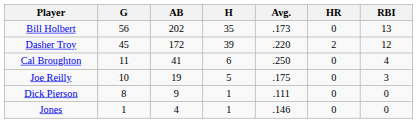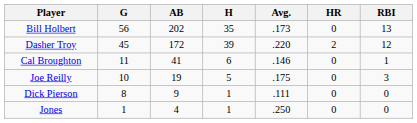(281, 61) .250 -> (281, 61) .146
(386, 61) 4 -> (386, 61) 1
(281, 110) .146 -> (281, 110) .250
